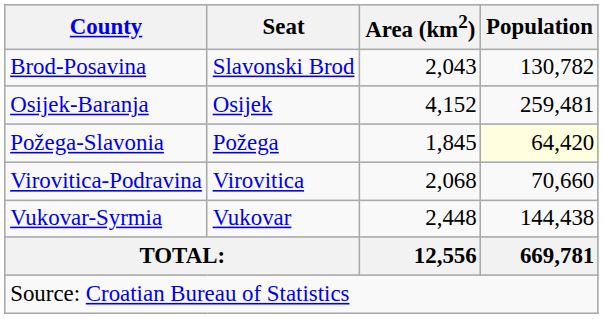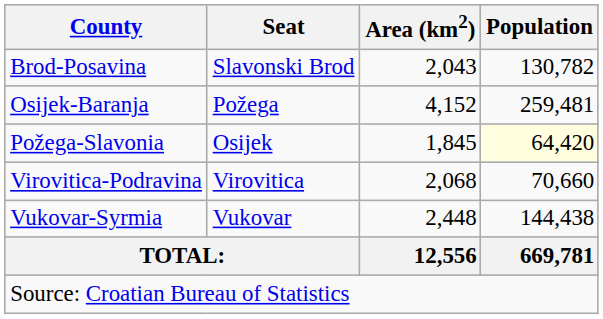(243, 104) Osijek -> (246, 104) Požega
(246, 142) Požega -> (243, 142) Osijek
